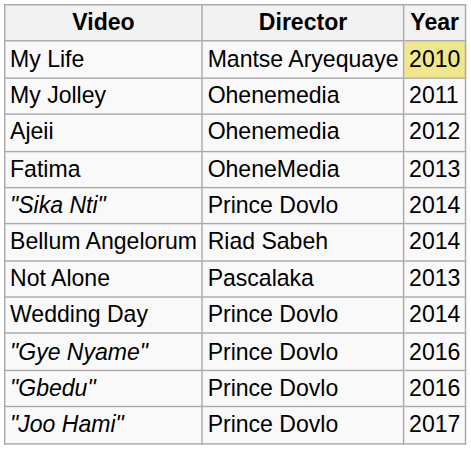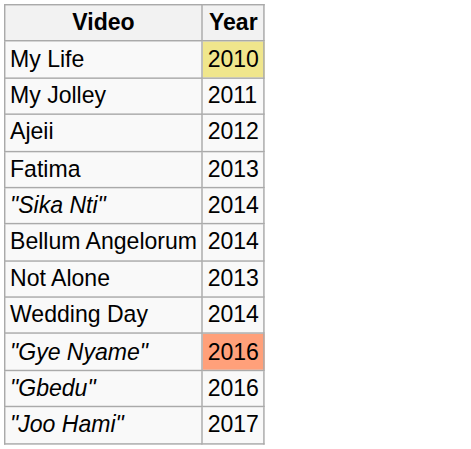- column: (303, 22)
(435, 351) no background -> (233, 351) lightsalmon background
